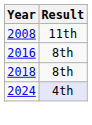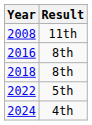+ row: (22, 91)
(63, 91) lavender background -> (63, 110) no background
